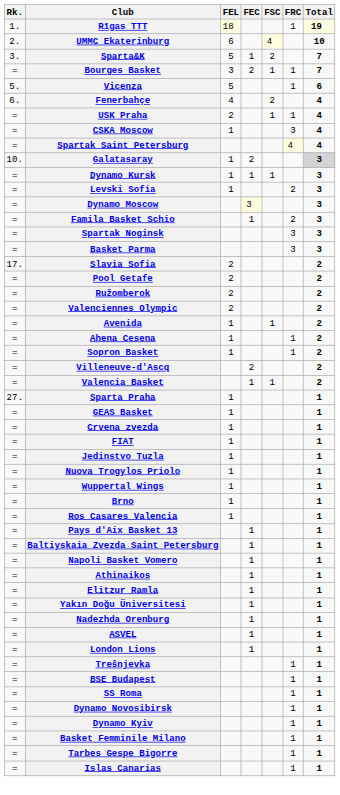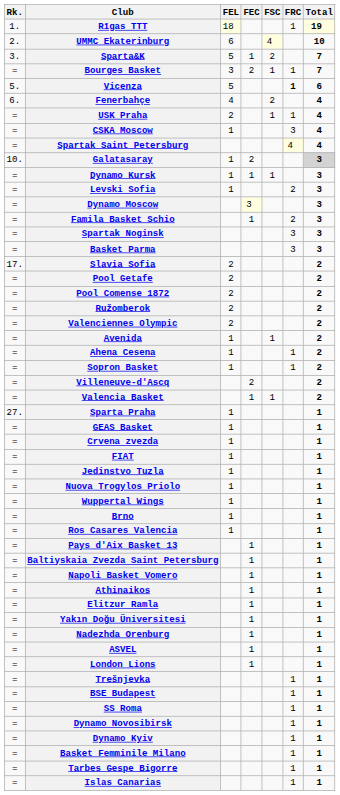(293, 86) normal -> (293, 86) bold
+ row: (123, 294)
